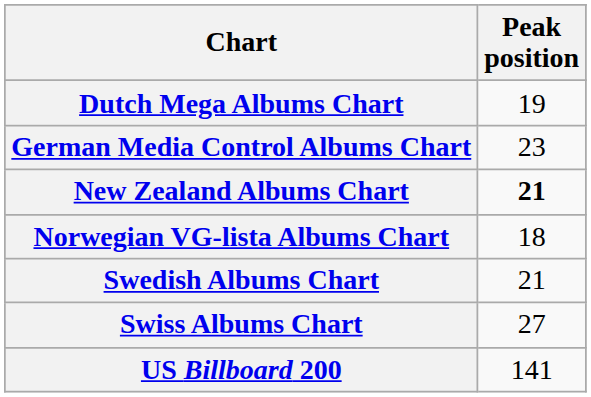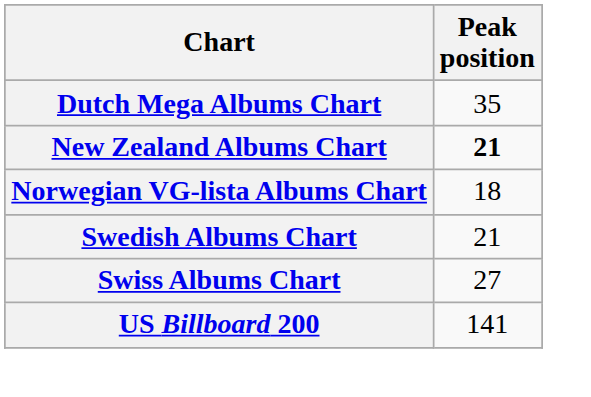(532, 102) 19 -> (487, 102) 35
- row: (241, 147)
